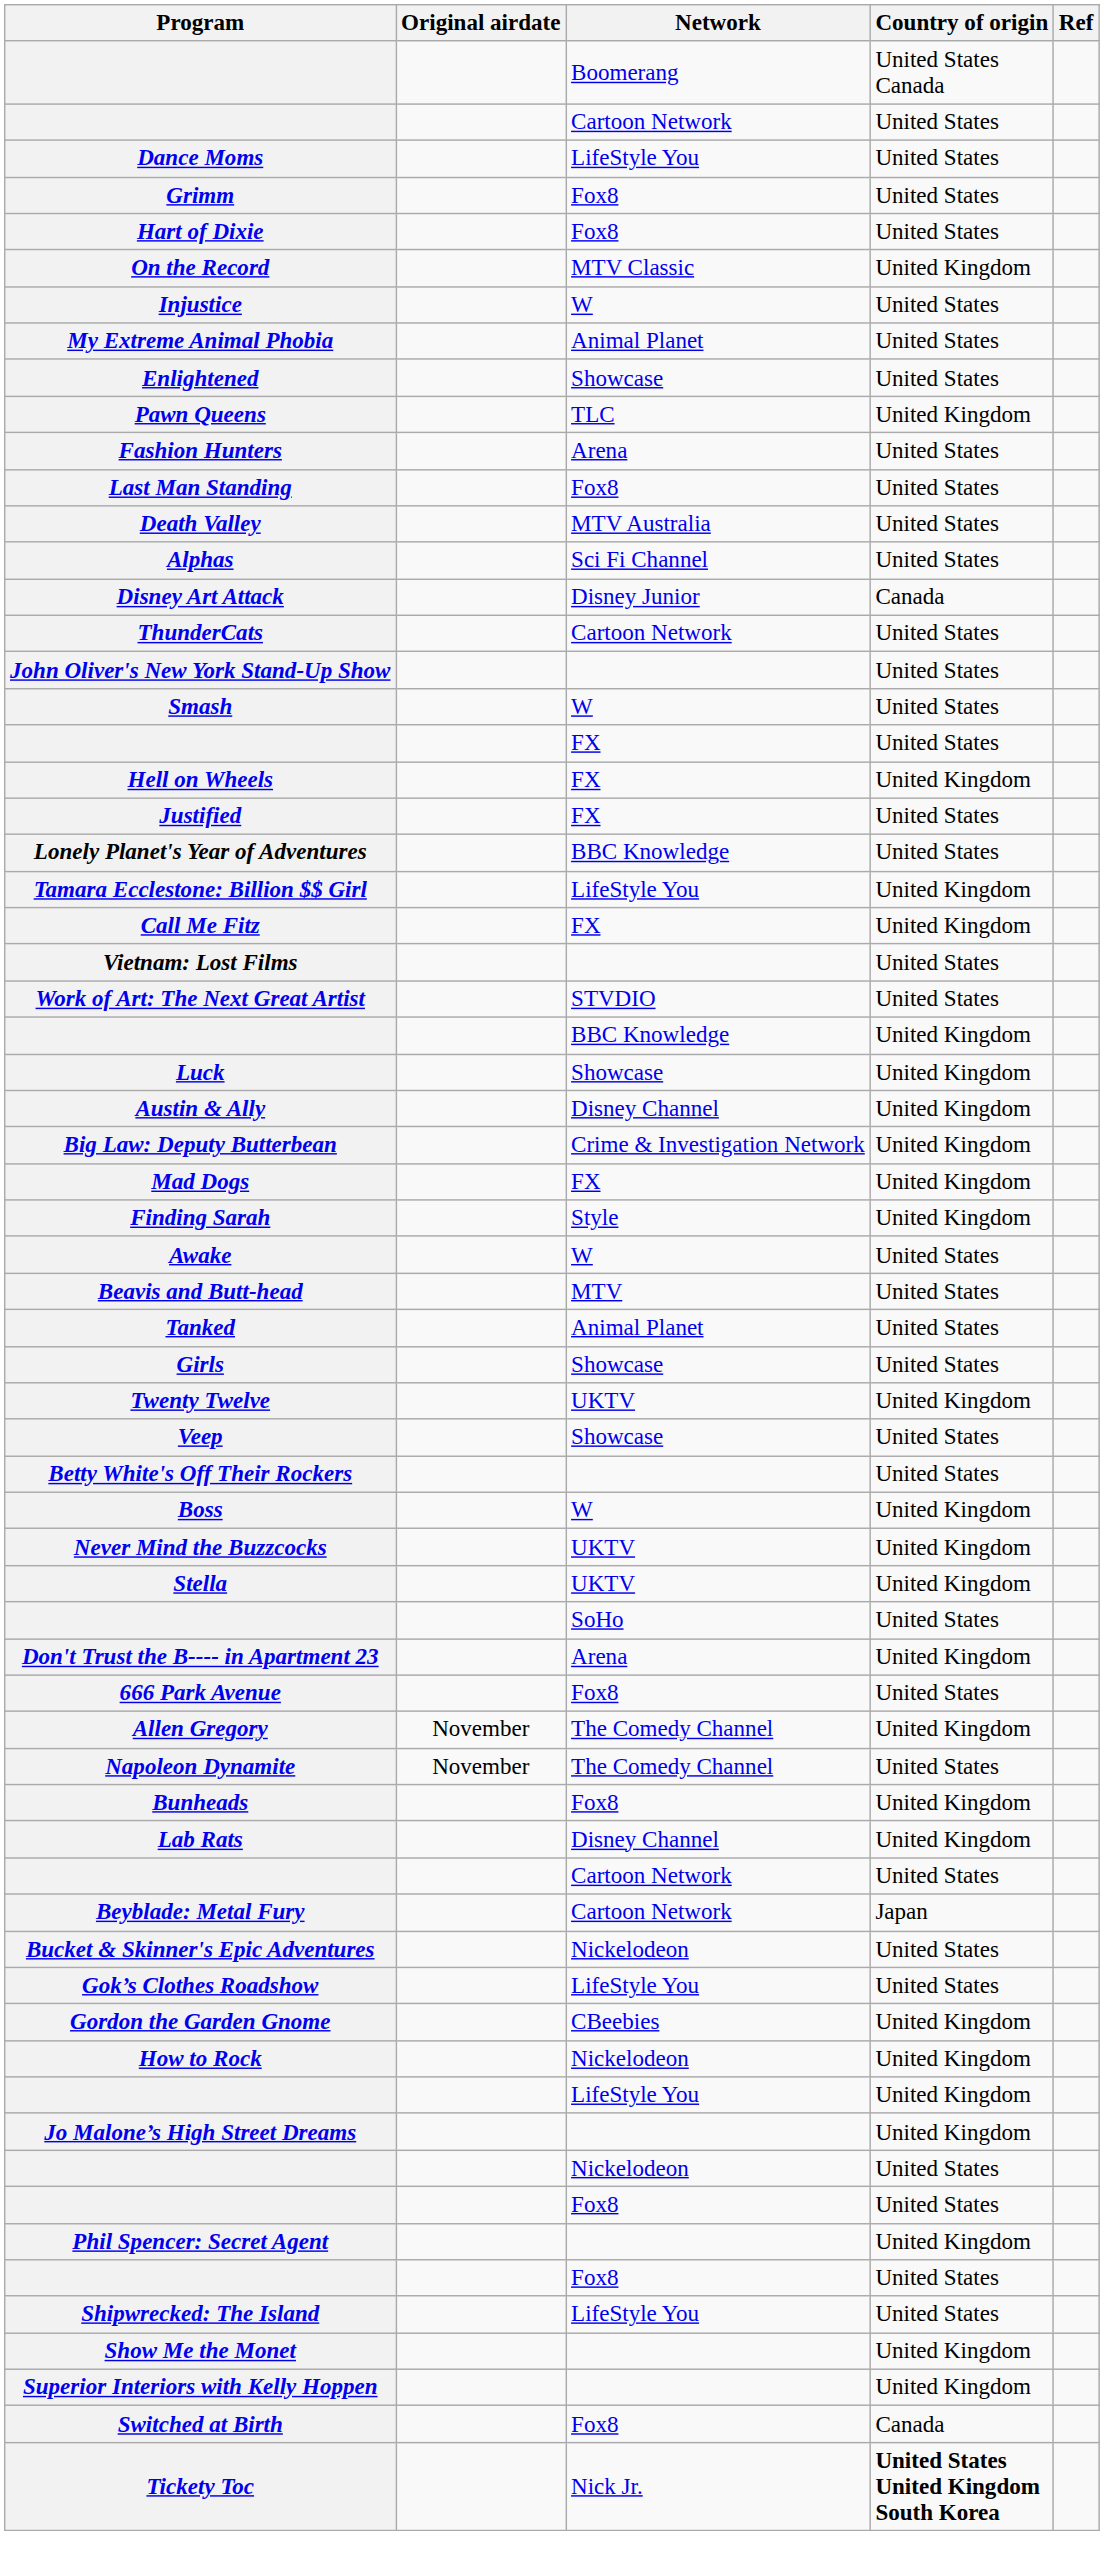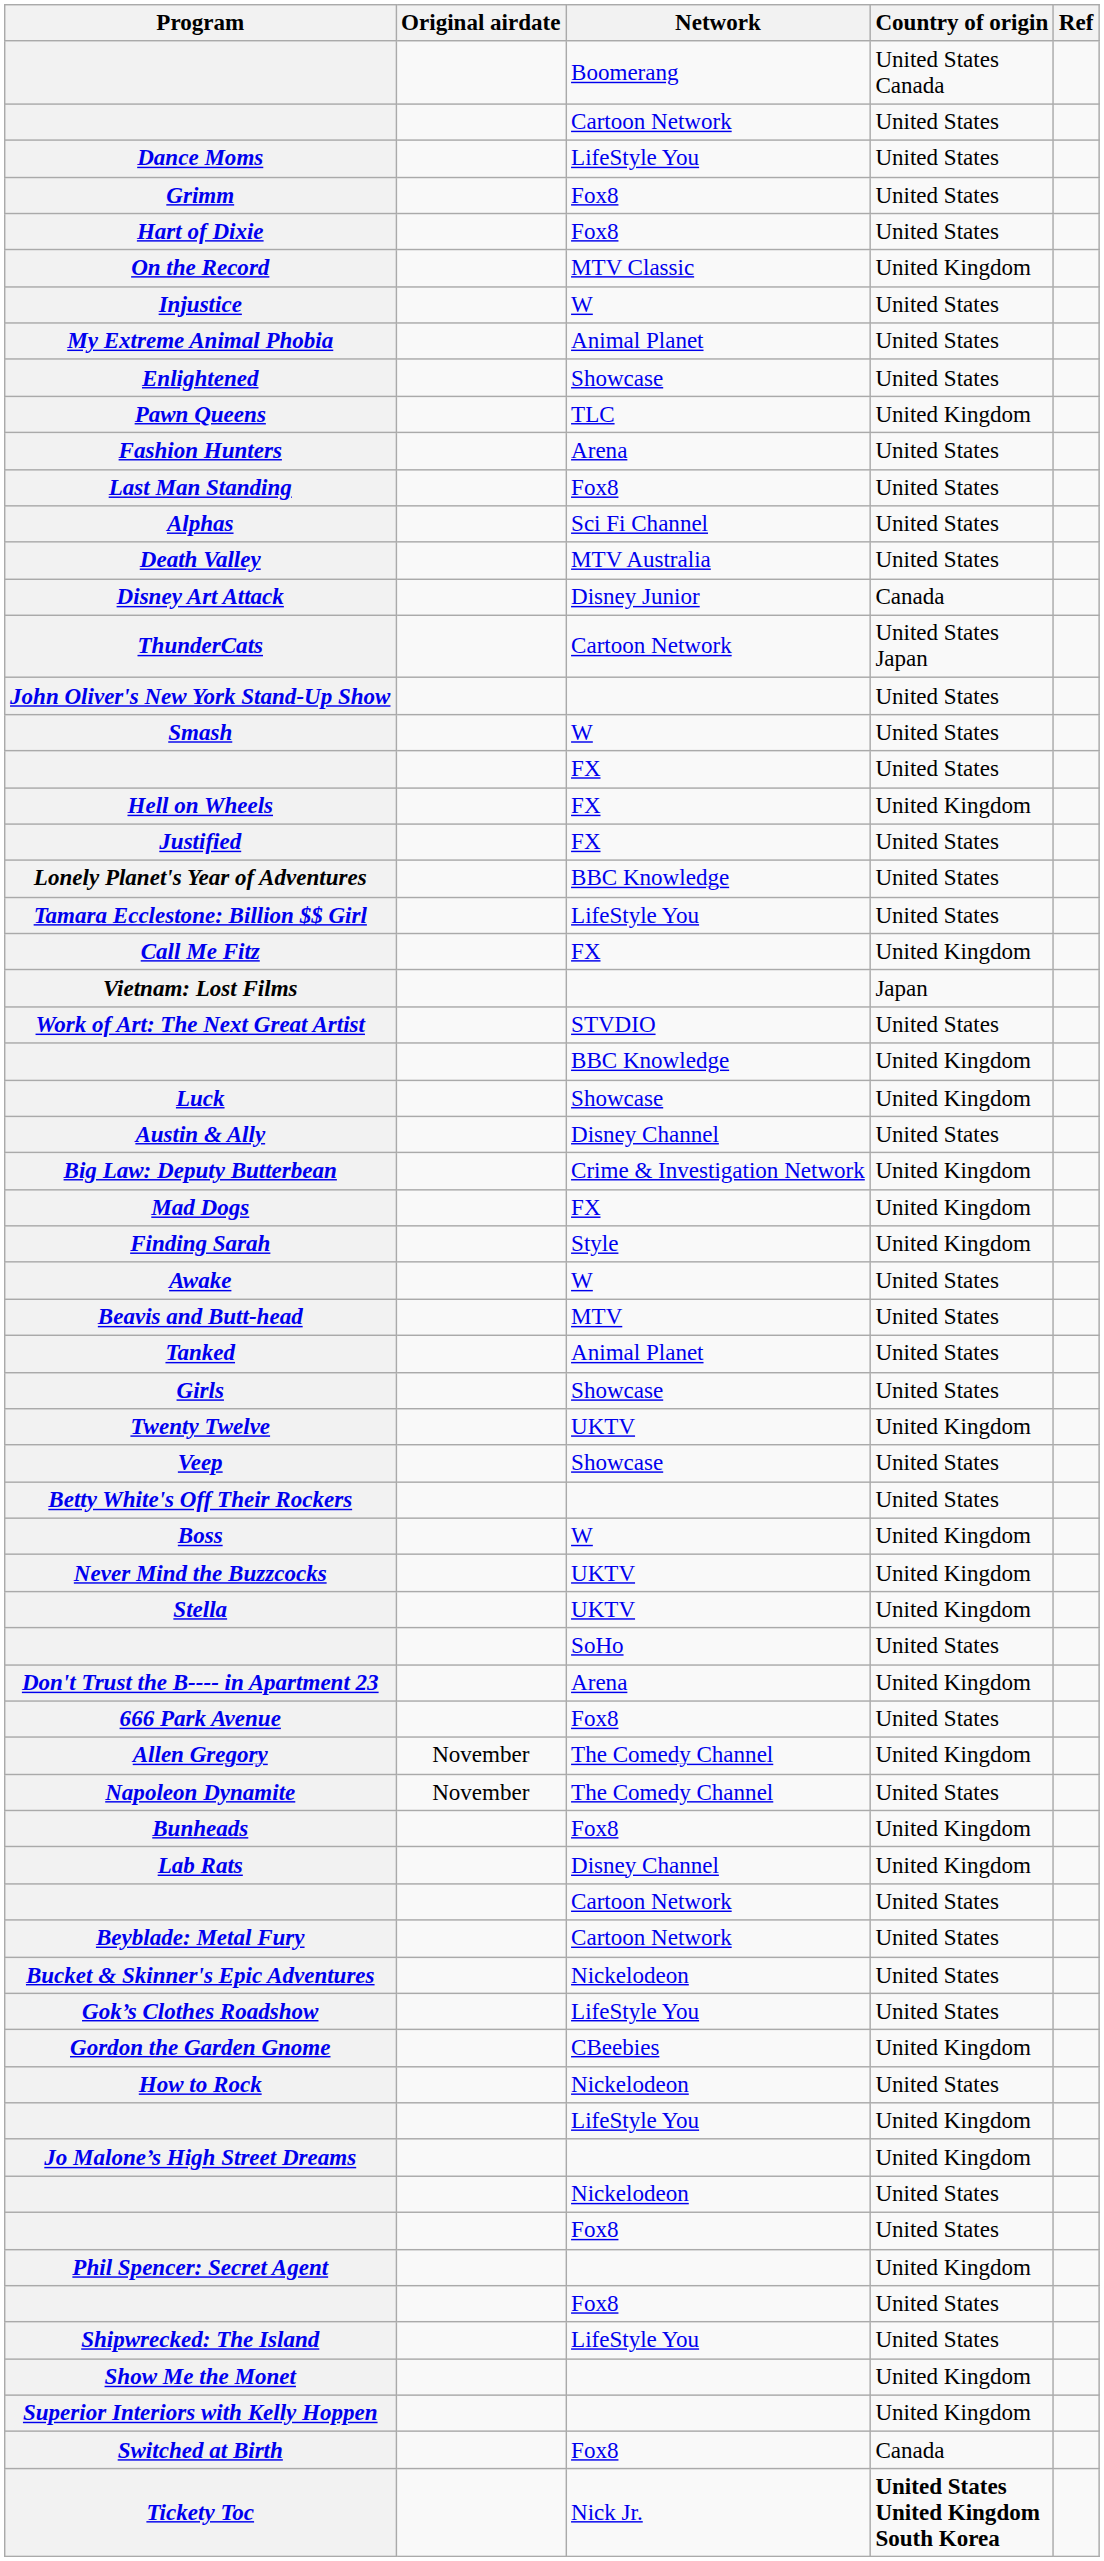rows swapped: (200, 523) <-> (200, 560)
(937, 633) United States -> (937, 646) United States Japan
(953, 889) United Kingdom -> (937, 915) United States
(937, 962) United States -> (902, 988) Japan
(953, 1108) United Kingdom -> (937, 1134) United States
(902, 1912) Japan -> (937, 1938) United States
(953, 2058) United Kingdom -> (937, 2084) United States
